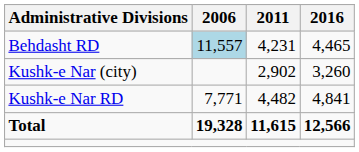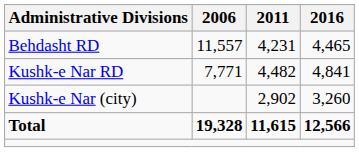(219, 44) lightblue background -> (219, 44) no background
rows swapped: (66, 98) <-> (72, 71)
